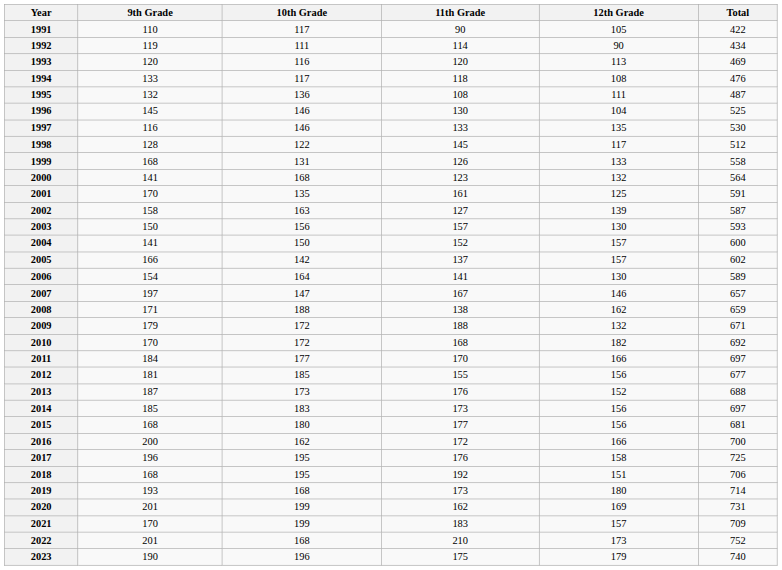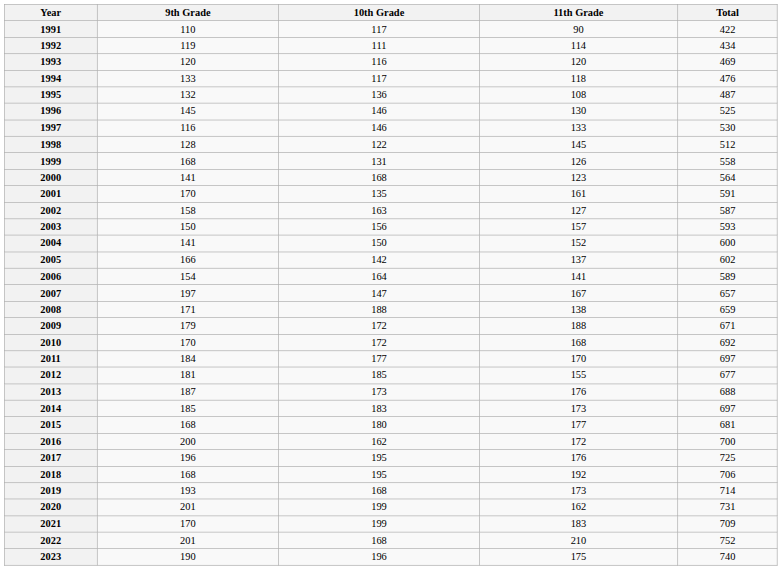- column: (619, 12)
